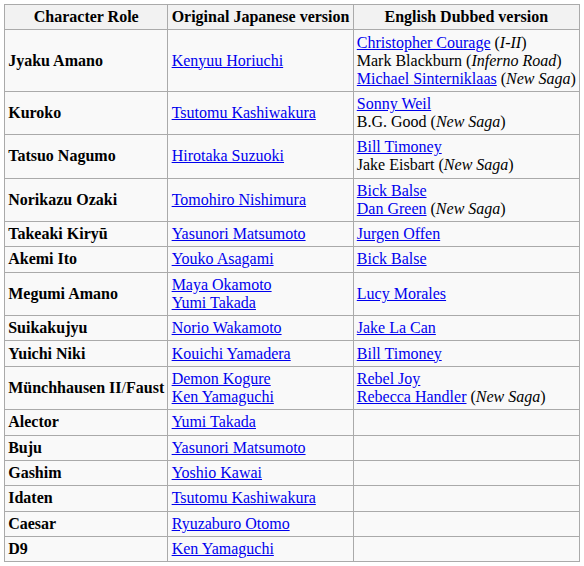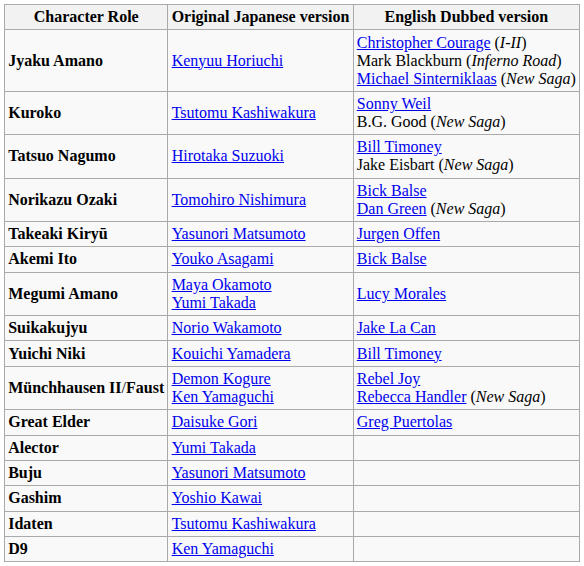+ row: (49, 422)
- row: (32, 523)
